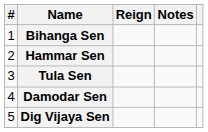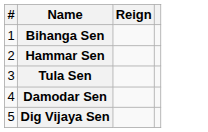- column: (176, 14)
